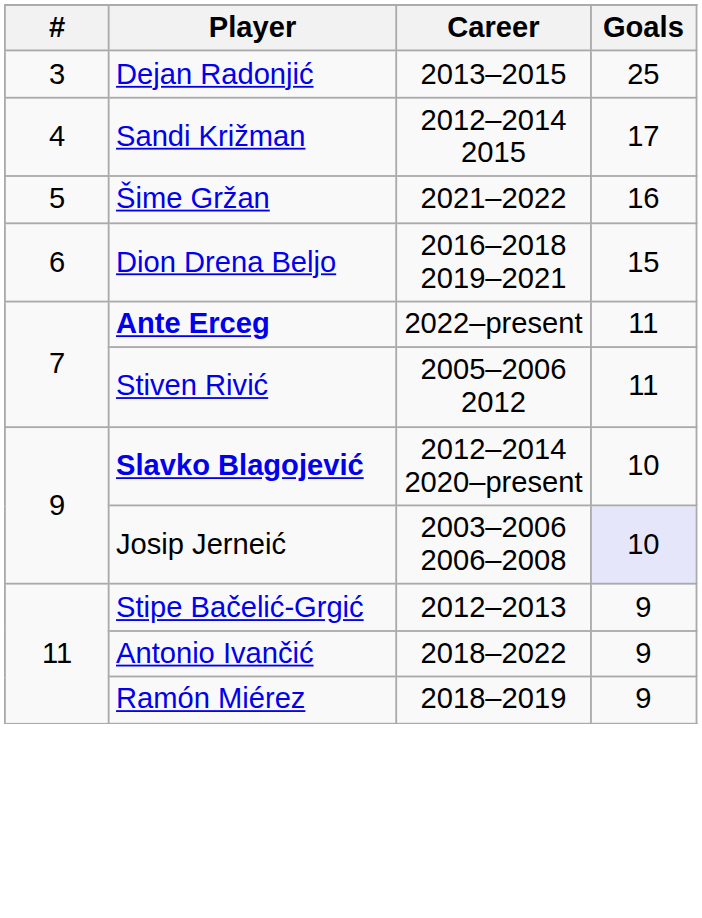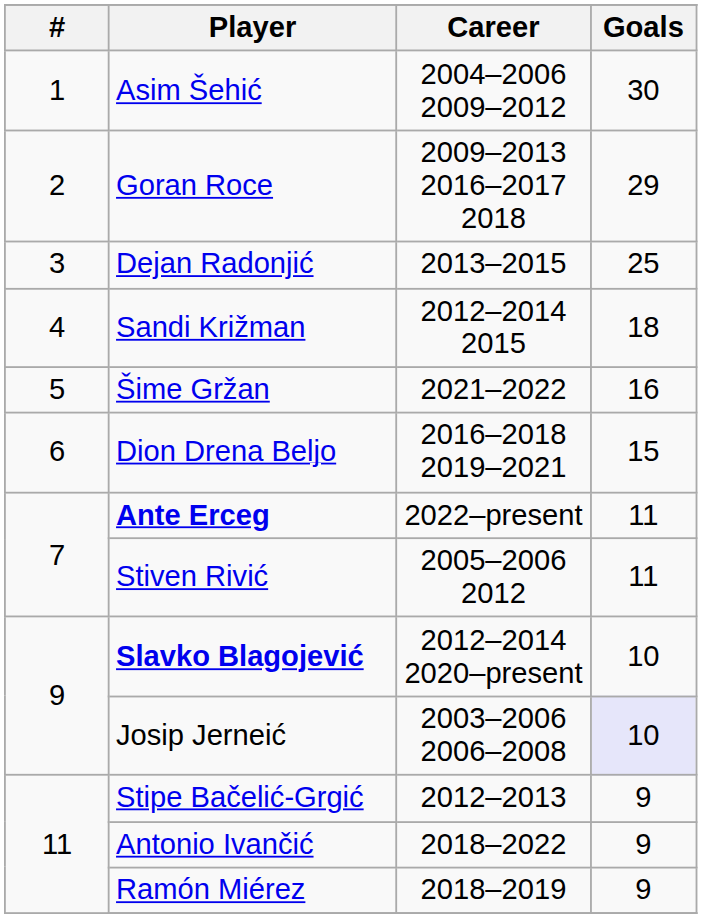+ row: (189, 90)
+ row: (195, 185)
(643, 136) 17 -> (643, 326) 18
